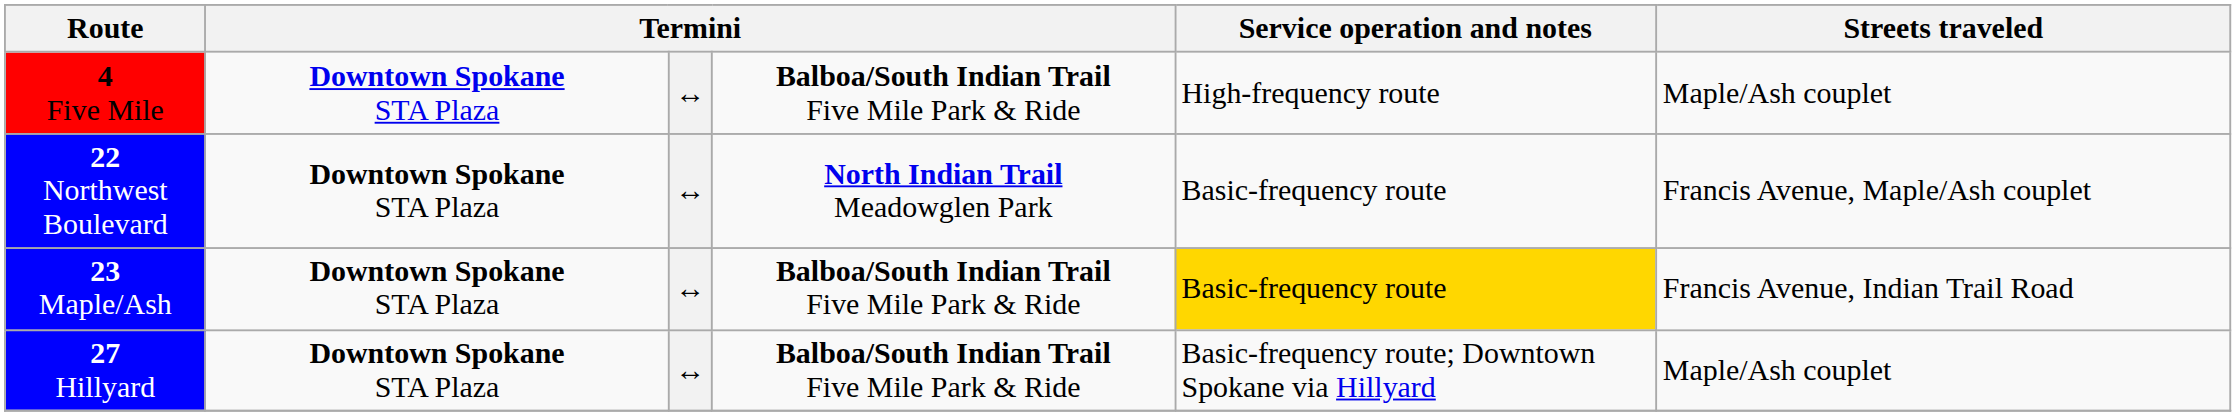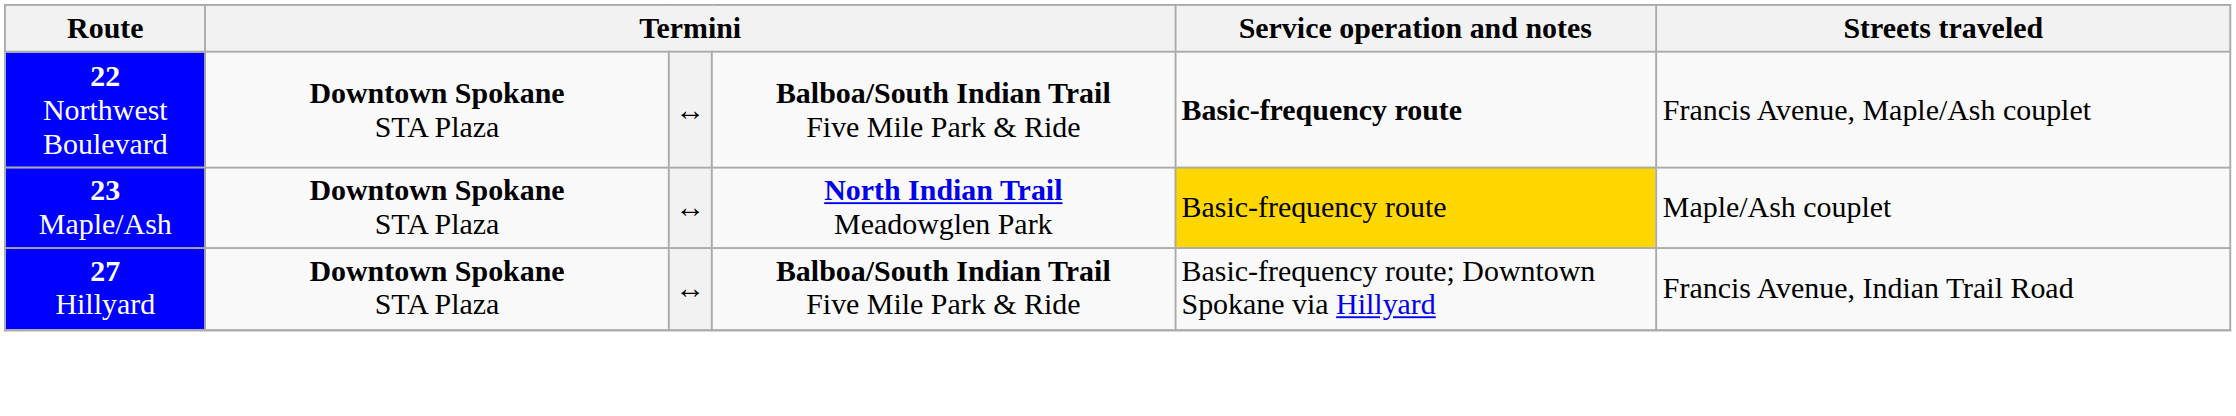- row: (105, 93)
(943, 190) North Indian Trail Meadowglen Park -> (943, 109) Balboa/South Indian Trail Five Mile Park & Ride
(1314, 190) normal -> (1322, 109) bold
(943, 288) Balboa/South Indian Trail Five Mile Park & Ride -> (943, 207) North Indian Trail Meadowglen Park
(1868, 288) Francis Avenue, Indian Trail Road -> (1777, 207) Maple/Ash couplet
(1777, 369) Maple/Ash couplet -> (1868, 288) Francis Avenue, Indian Trail Road
